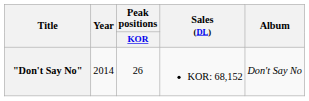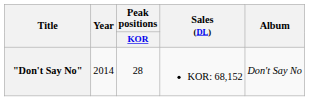(138, 71) 26 -> (138, 71) 28
